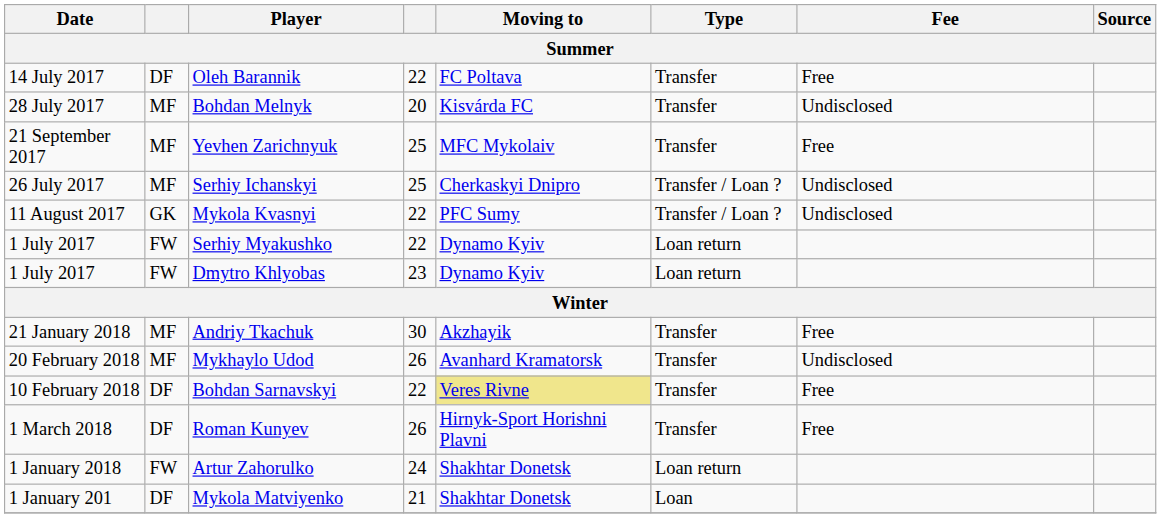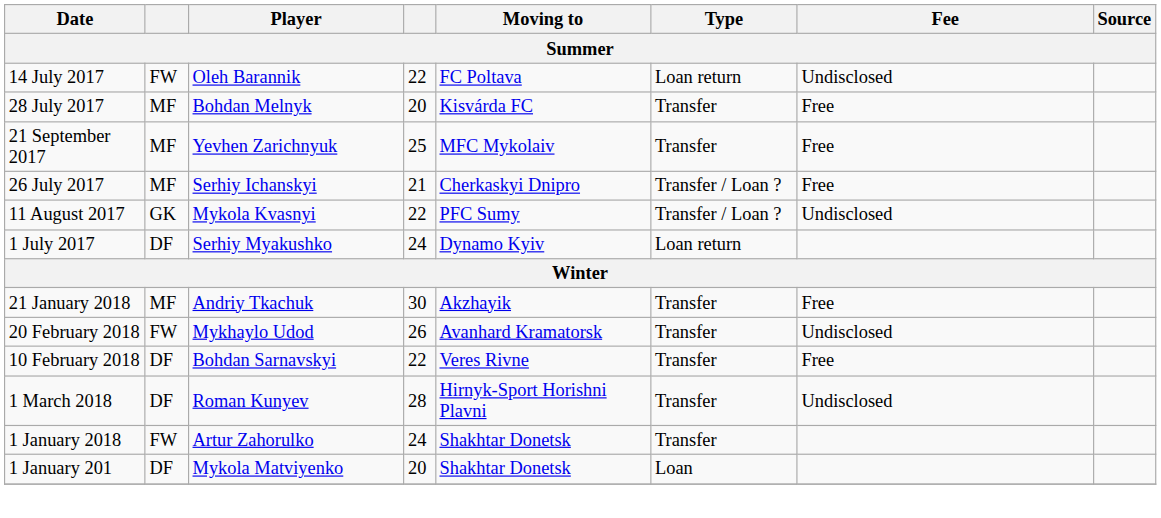(161, 77) DF -> (163, 77) FW
(686, 77) Transfer -> (698, 77) Loan return
(818, 77) Free -> (847, 77) Undisclosed
(847, 106) Undisclosed -> (818, 106) Free
(417, 185) 25 -> (417, 185) 21
(847, 185) Undisclosed -> (818, 185) Free
(163, 244) FW -> (161, 244) DF
(417, 244) 22 -> (417, 244) 24
- row: (259, 273)
(163, 360) MF -> (163, 331) FW
(484, 389) khaki background -> (484, 360) no background
(417, 429) 26 -> (417, 400) 28
(818, 429) Free -> (847, 400) Undisclosed
(698, 469) Loan return -> (686, 439) Transfer
(417, 498) 21 -> (417, 469) 20
